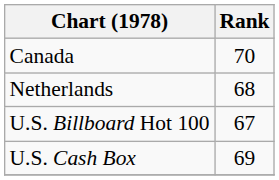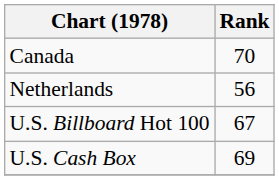(244, 89) 68 -> (244, 89) 56
